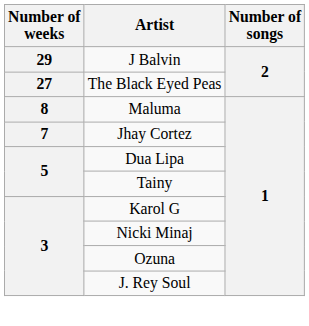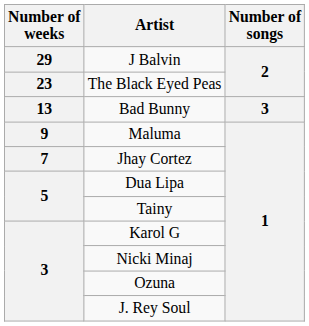(44, 84) 27 -> (44, 84) 23
+ row: (155, 109)
(44, 109) 8 -> (44, 134) 9
